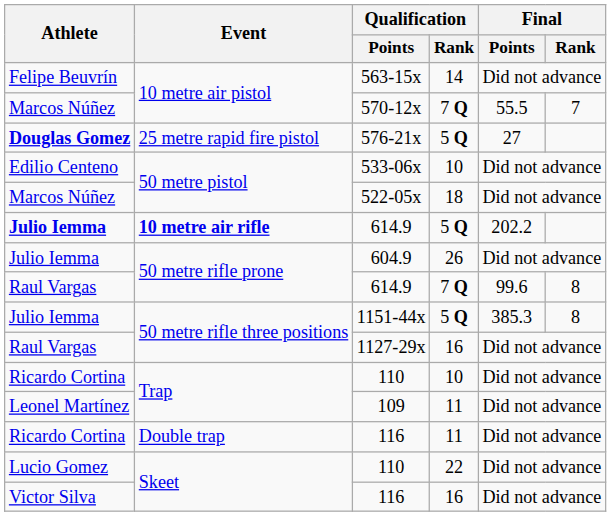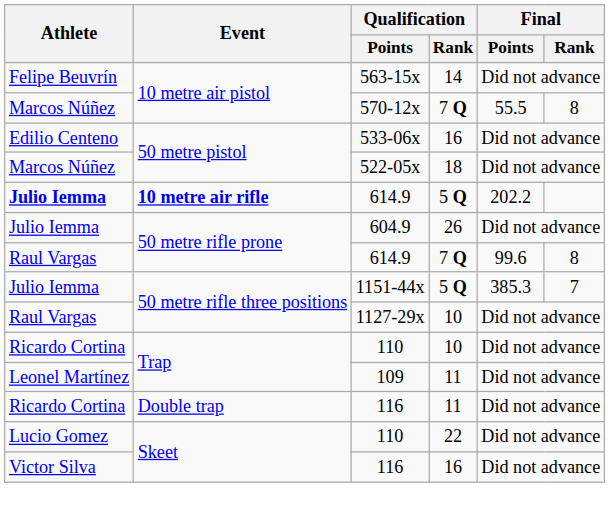(575, 108) 7 -> (574, 108) 8
- row: (70, 137)
(454, 167) 10 -> (453, 137) 16
(575, 317) 8 -> (574, 287) 7
(454, 347) 16 -> (453, 317) 10
